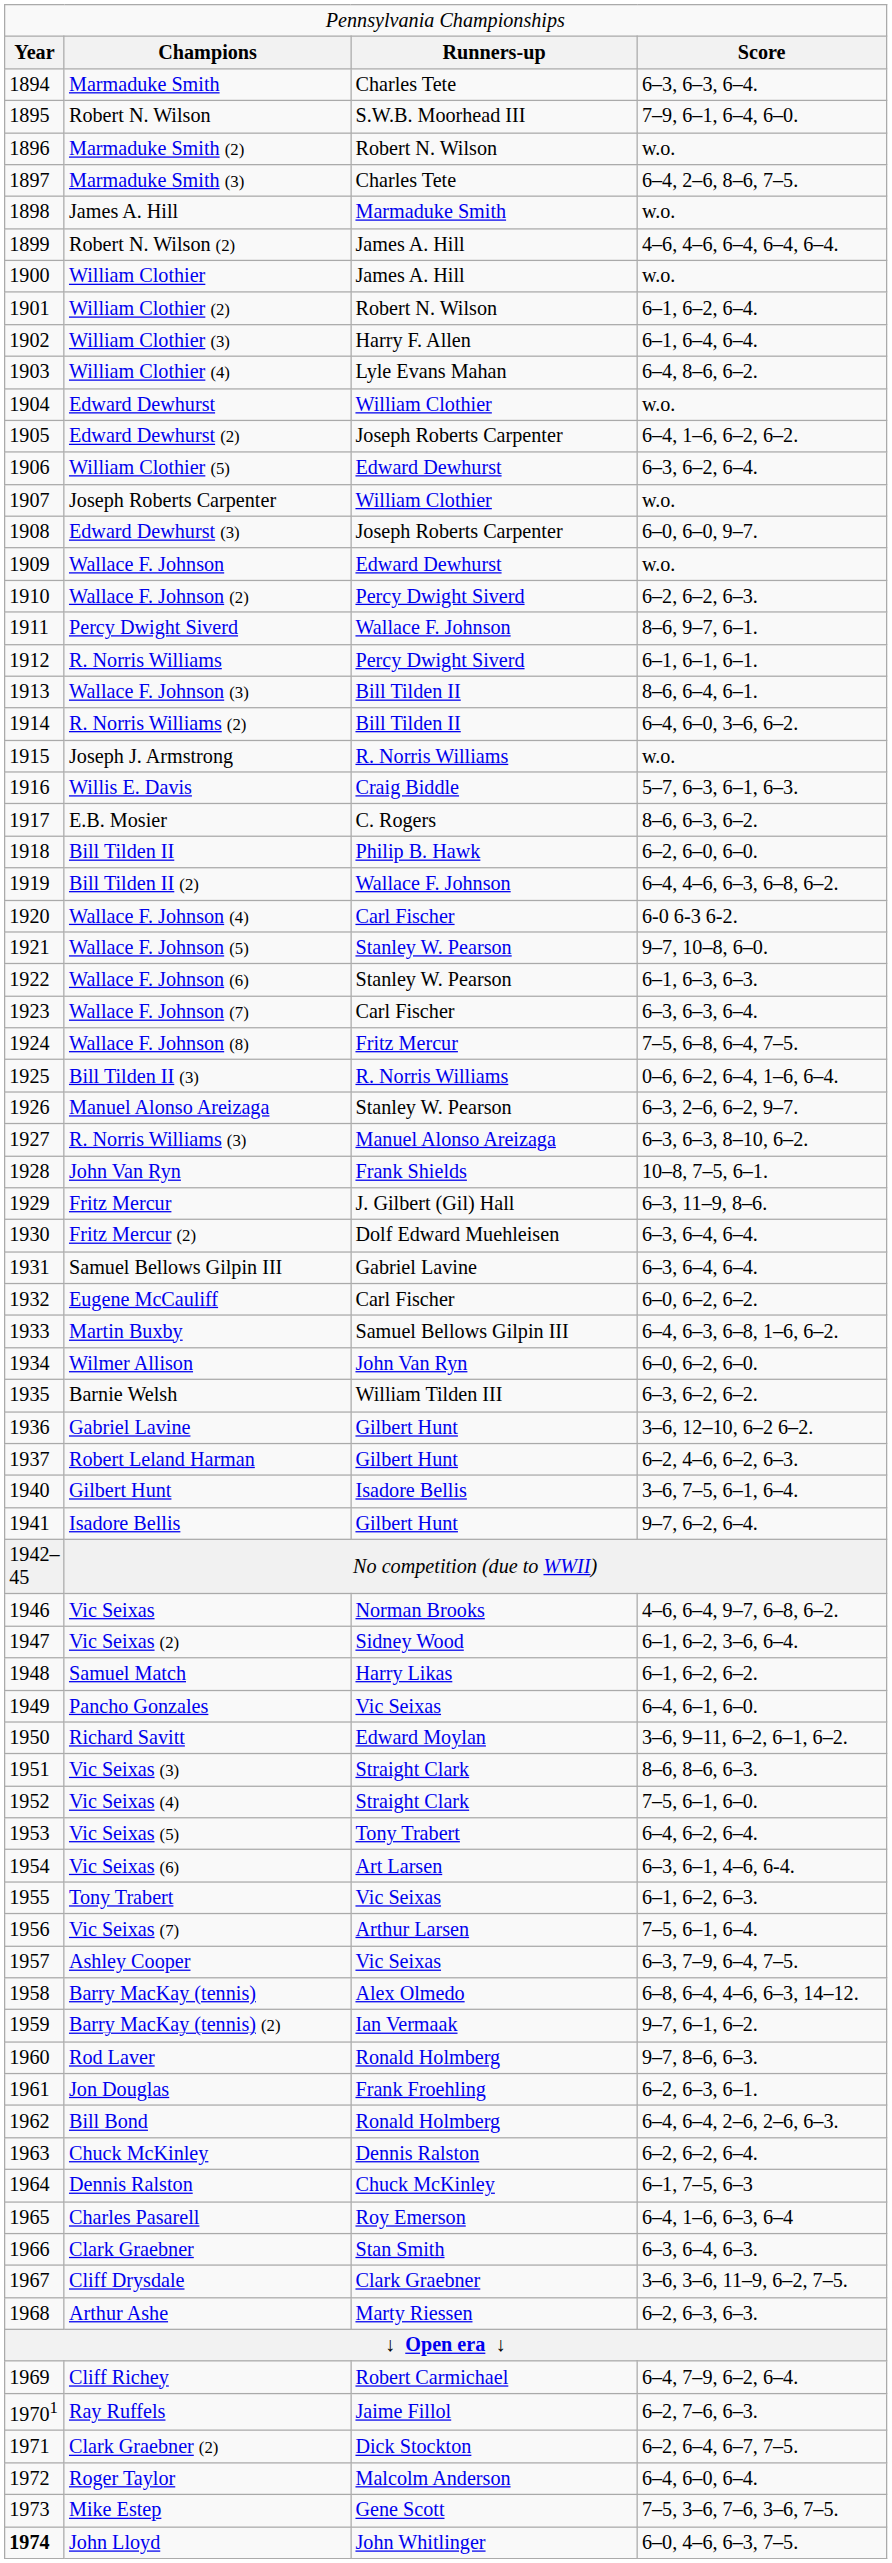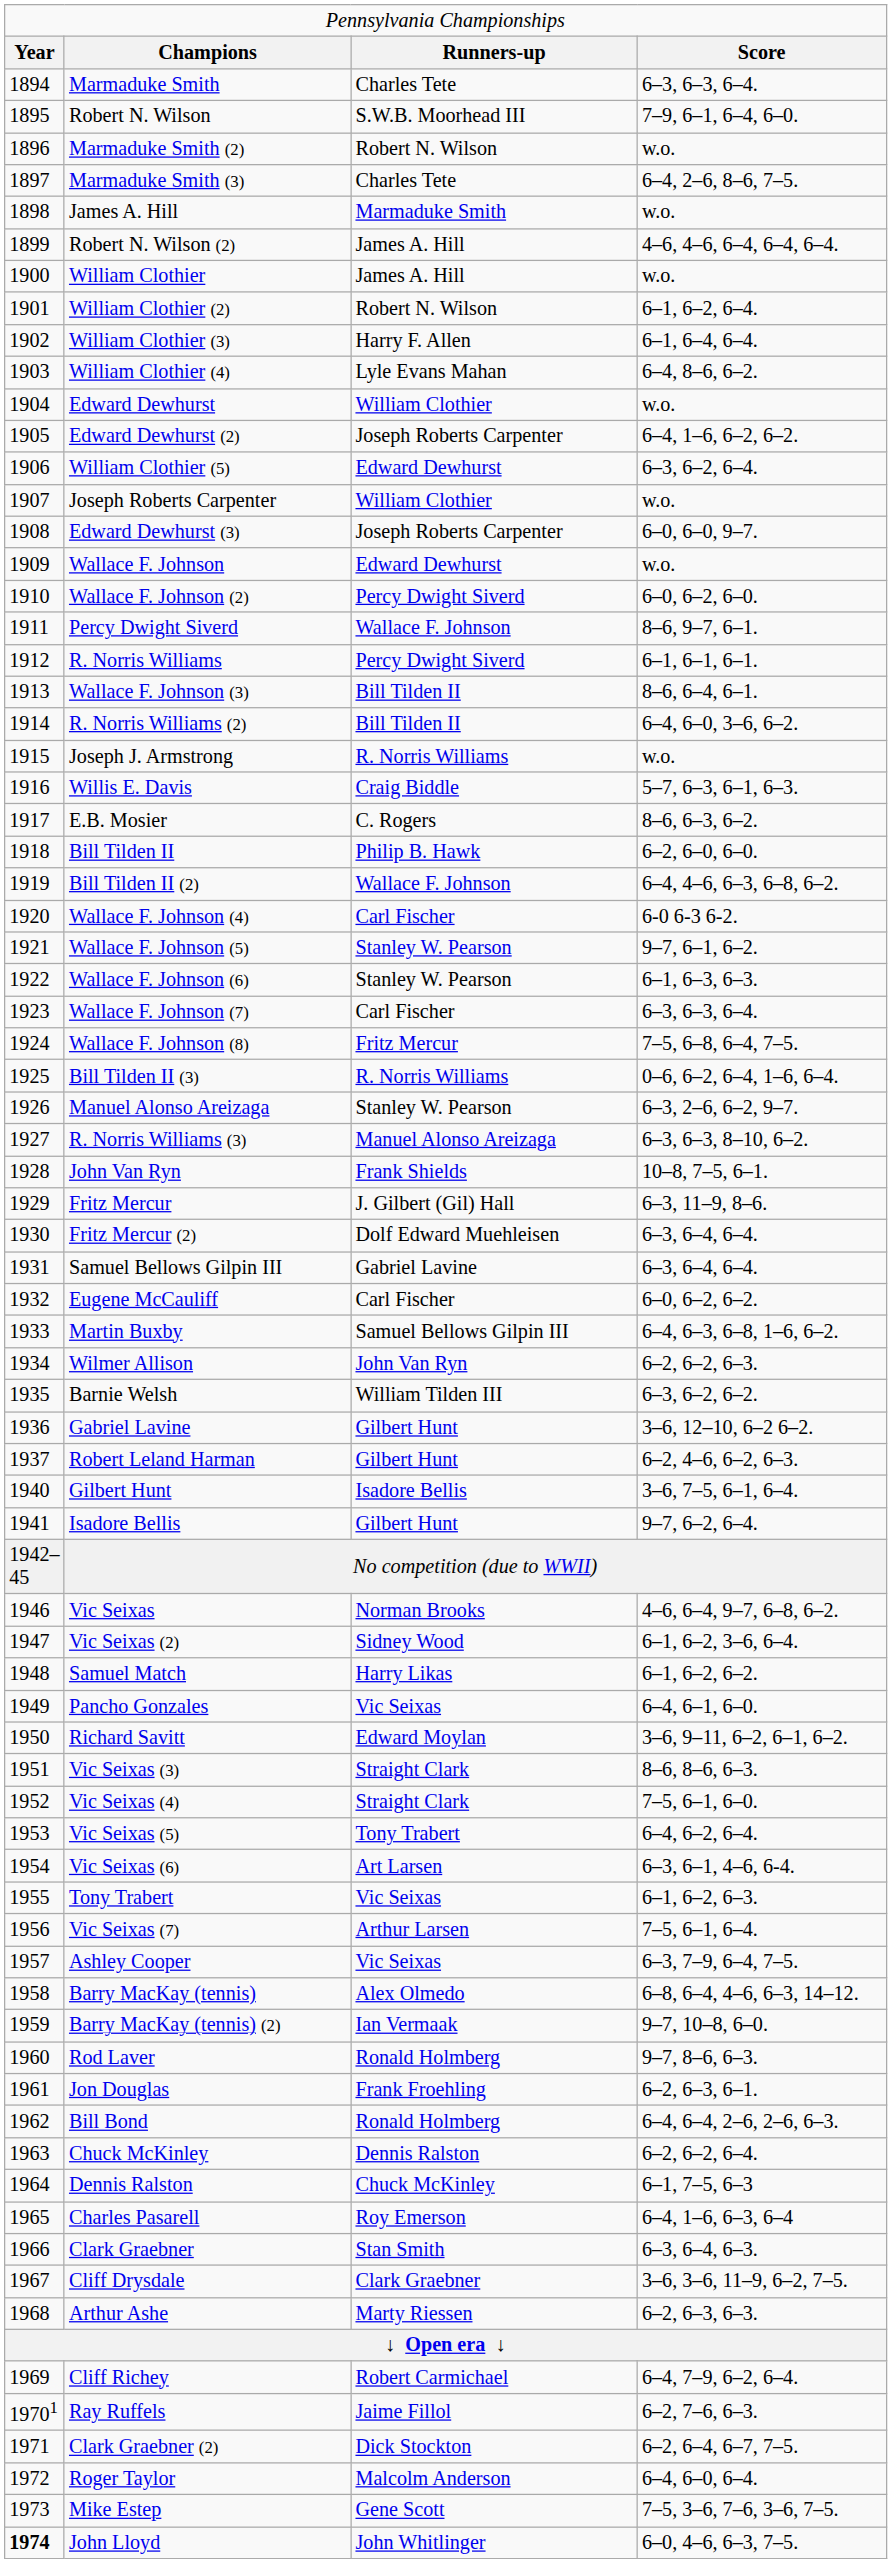(700, 595) 6–2, 6–2, 6–3. -> (700, 595) 6–0, 6–2, 6–0.
(705, 947) 9–7, 10–8, 6–0. -> (700, 947) 9–7, 6–1, 6–2.
(700, 1363) 6–0, 6–2, 6–0. -> (700, 1363) 6–2, 6–2, 6–3.
(700, 2025) 9–7, 6–1, 6–2. -> (705, 2025) 9–7, 10–8, 6–0.
